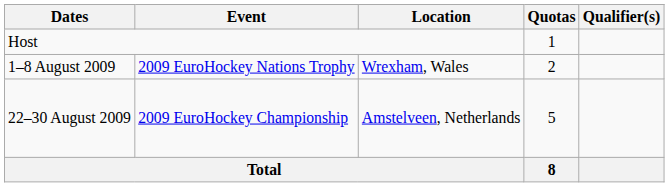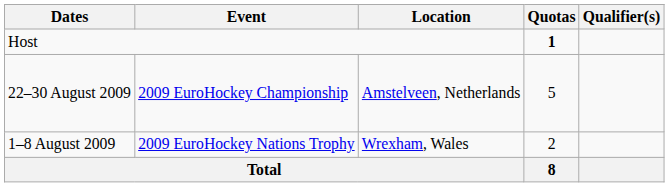(552, 41) normal -> (552, 41) bold
rows swapped: (70, 117) <-> (62, 66)
